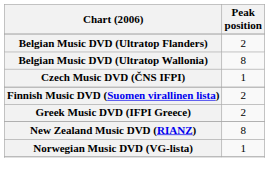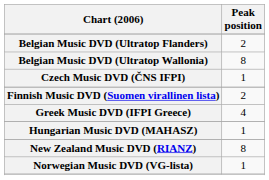(243, 113) 2 -> (243, 113) 4
+ row: (113, 130)
